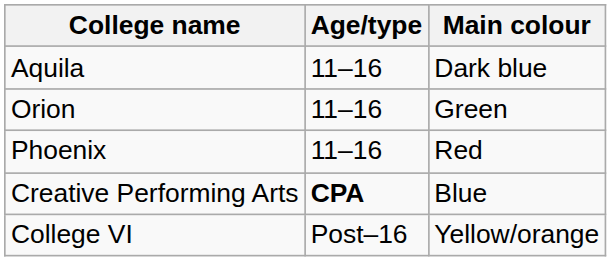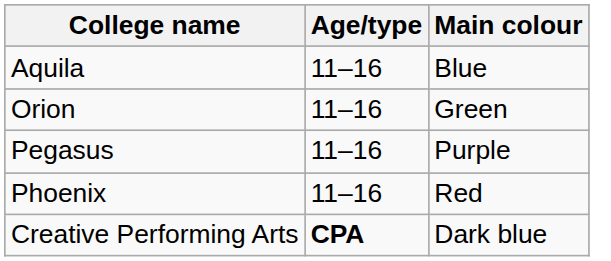(491, 67) Dark blue -> (461, 67) Blue
+ row: (62, 151)
(461, 192) Blue -> (491, 234) Dark blue
- row: (72, 234)
